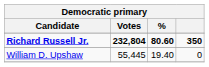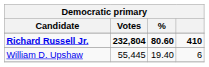(194, 41) 350 -> (194, 41) 410
(200, 55) 0 -> (200, 55) 6
